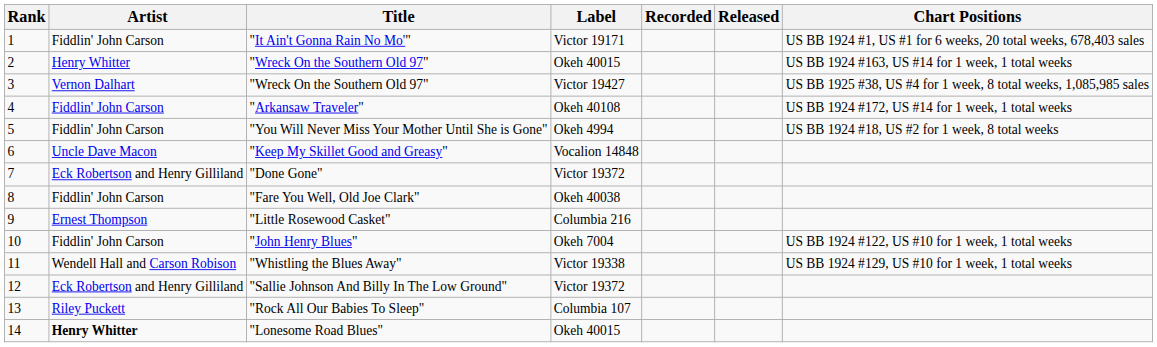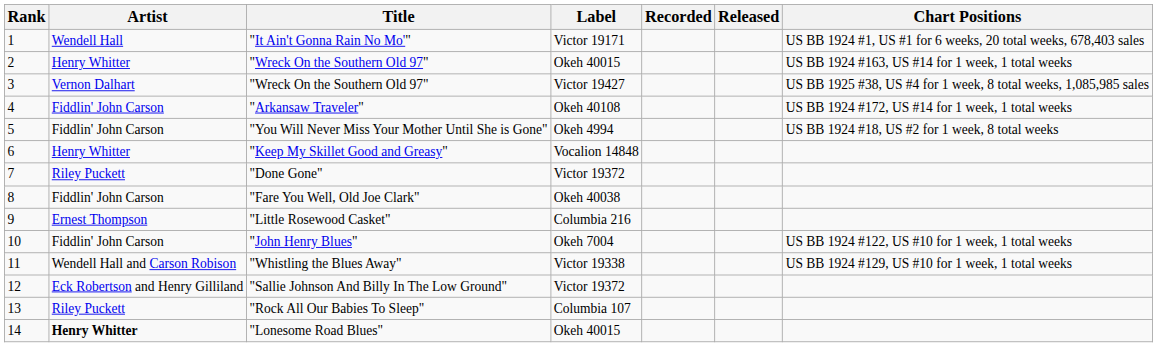(108, 40) Fiddlin' John Carson -> (87, 40) Wendell Hall
(104, 152) Uncle Dave Macon -> (91, 152) Henry Whitter
(147, 174) Eck Robertson and Henry Gilliland -> (88, 174) Riley Puckett
